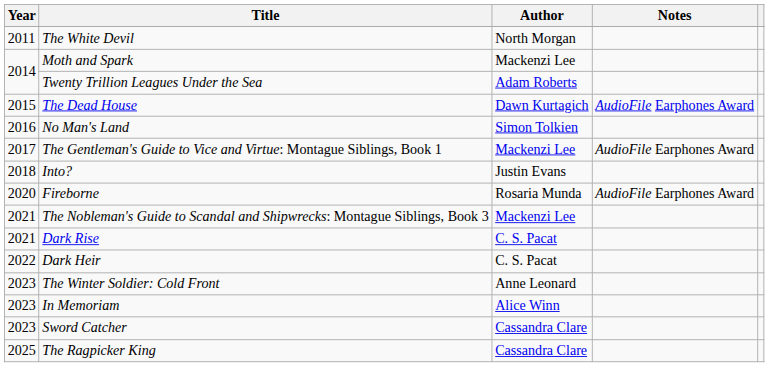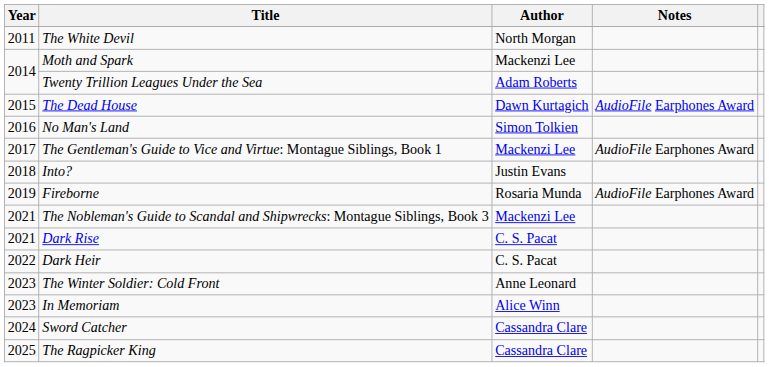(22, 194) 2020 -> (22, 194) 2019
(22, 328) 2023 -> (22, 328) 2024
